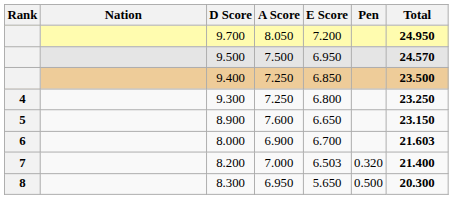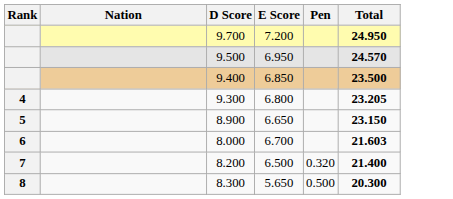- column: (279, 14)
(417, 99) 23.250 -> (369, 99) 23.205
(327, 162) 6.503 -> (279, 162) 6.500
